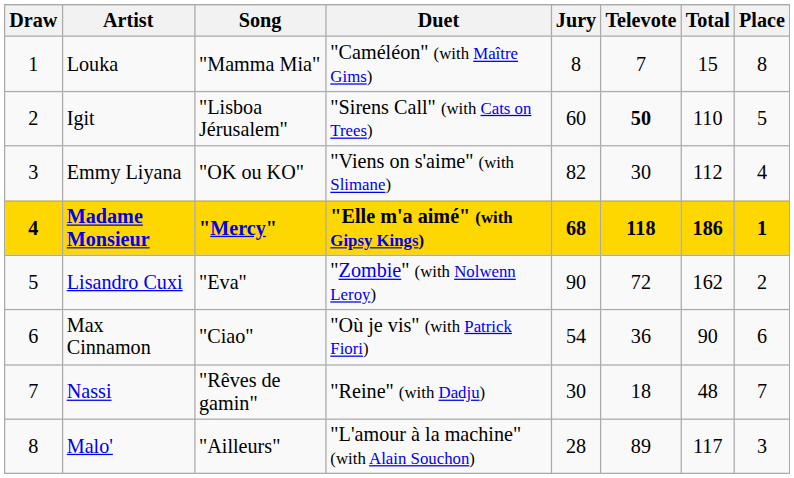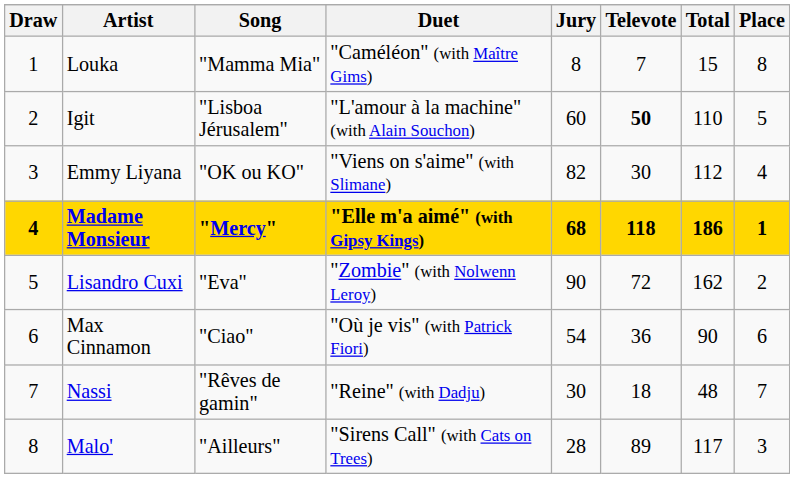(431, 118) "Sirens Call" (with Cats on Trees) -> (426, 118) "L'amour à la machine" (with Alain Souchon)
(426, 446) "L'amour à la machine" (with Alain Souchon) -> (431, 446) "Sirens Call" (with Cats on Trees)
